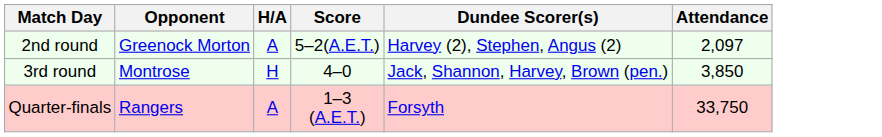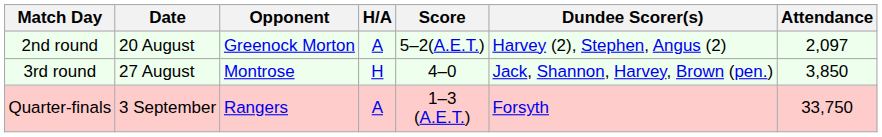+ column: (168, 17)
